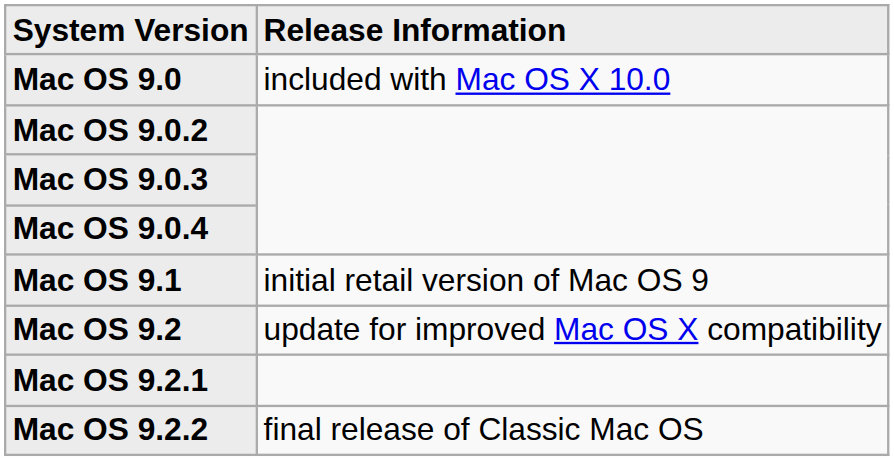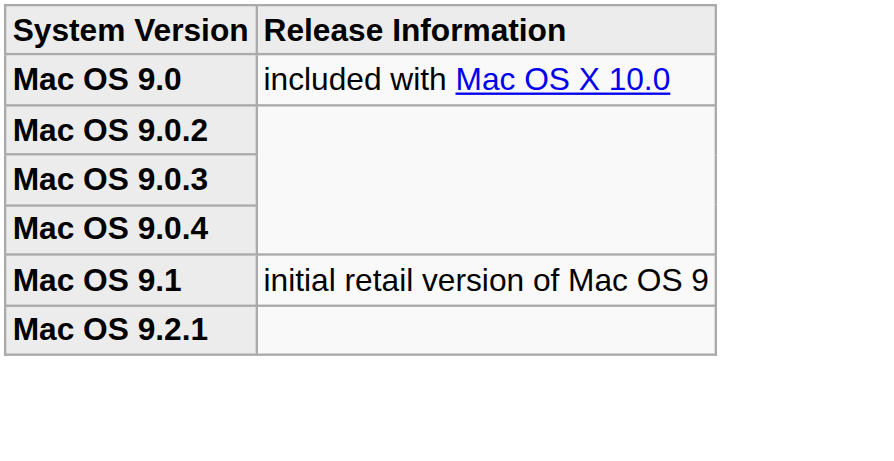- row: (97, 329)
- row: (110, 429)
